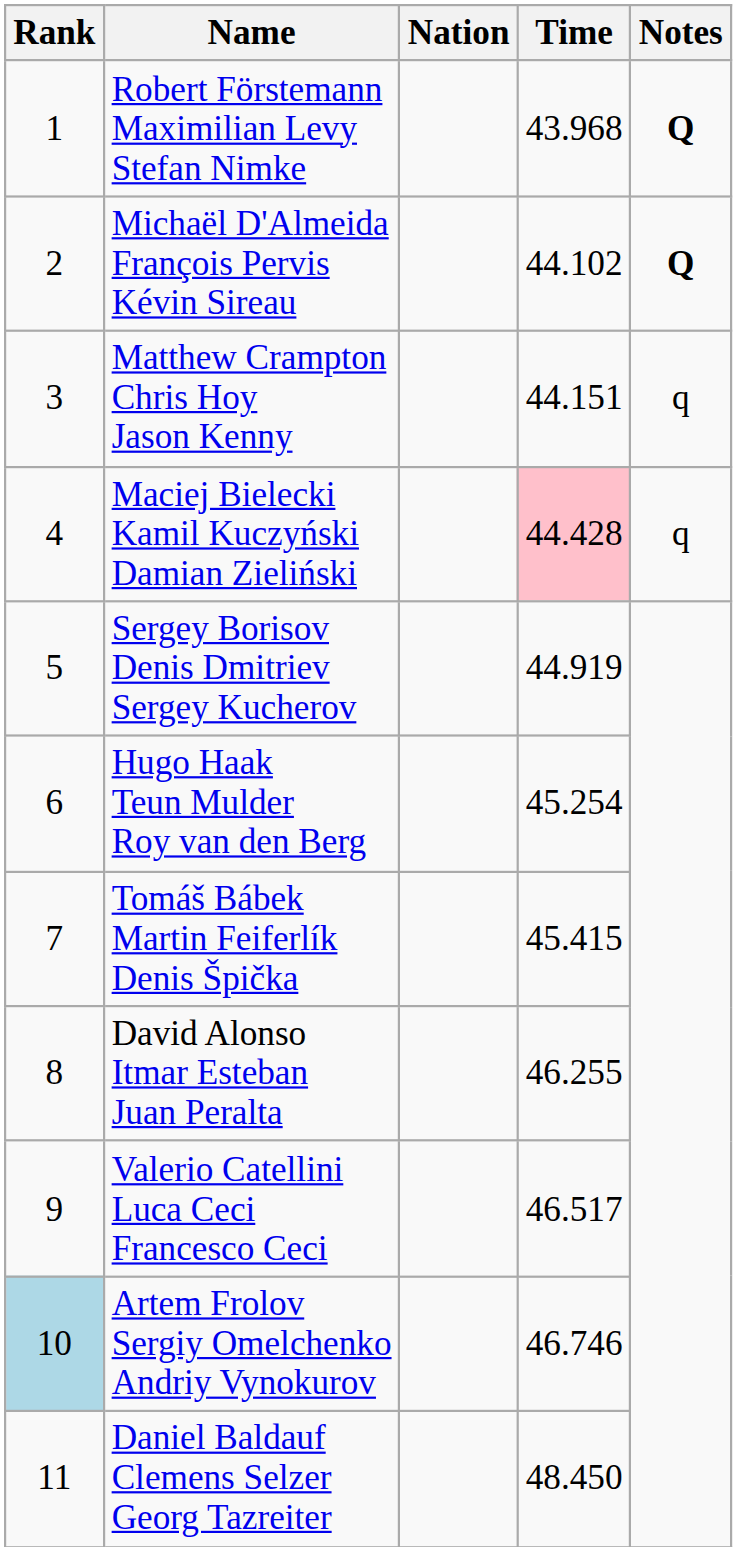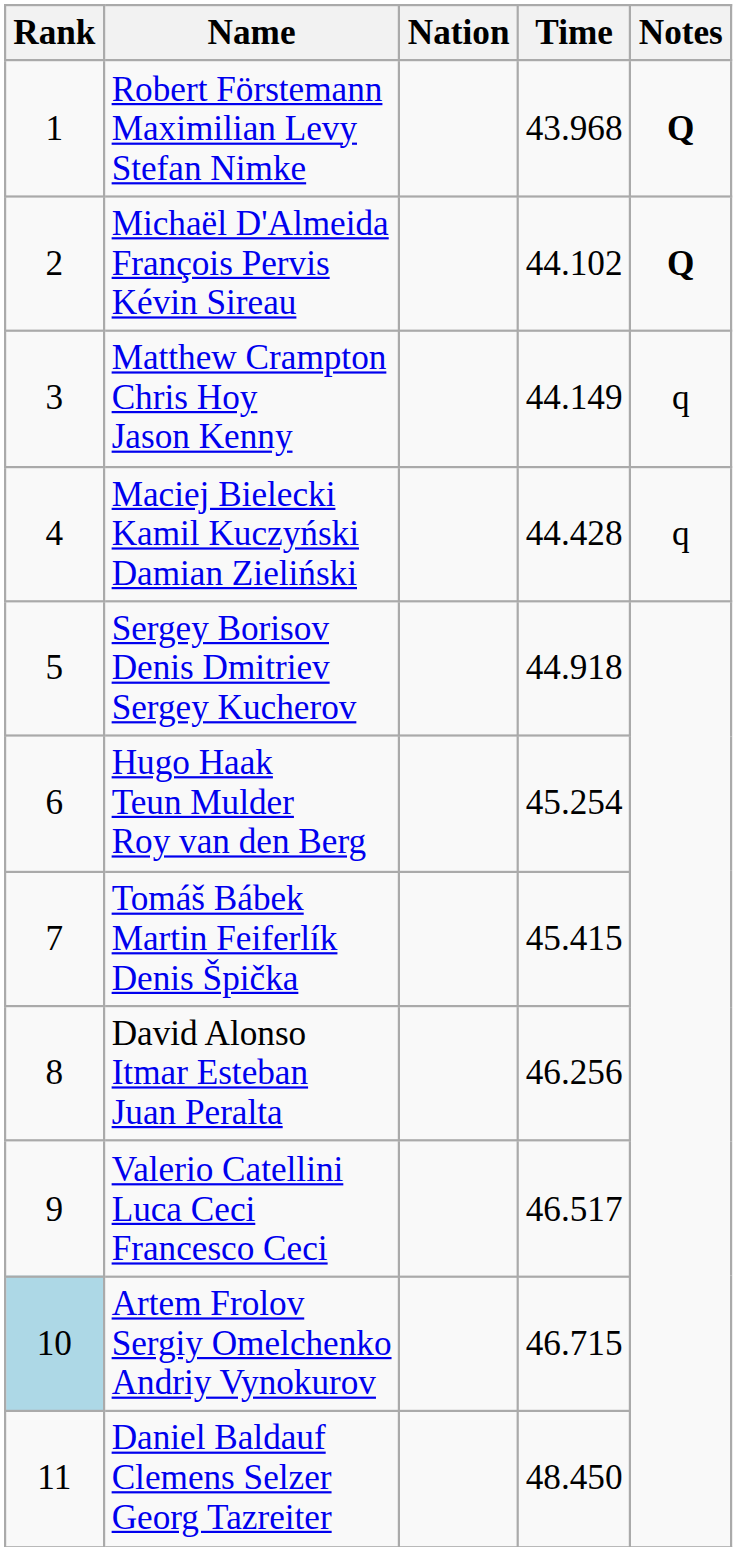(574, 397) 44.151 -> (574, 397) 44.149
(574, 532) pink background -> (574, 532) no background
(574, 667) 44.919 -> (574, 667) 44.918
(574, 1073) 46.255 -> (574, 1073) 46.256
(574, 1343) 46.746 -> (574, 1343) 46.715
